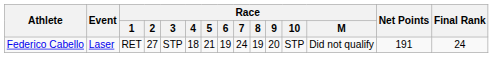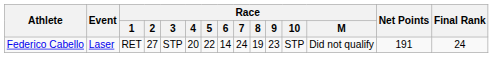(193, 45) 18 -> (193, 45) 20
(209, 45) 21 -> (209, 45) 22
(226, 45) 19 -> (226, 45) 14
(274, 45) 20 -> (274, 45) 23
